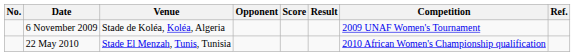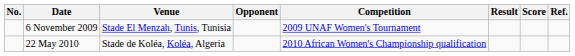columns swapped: (294, 12) <-> (444, 12)
(163, 28) Stade de Koléa, Koléa, Algeria -> (166, 28) Stade El Menzah, Tunis, Tunisia
(166, 43) Stade El Menzah, Tunis, Tunisia -> (163, 43) Stade de Koléa, Koléa, Algeria
